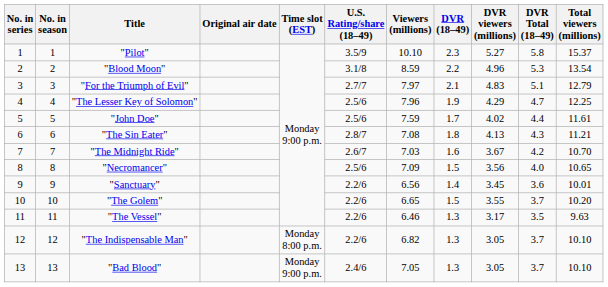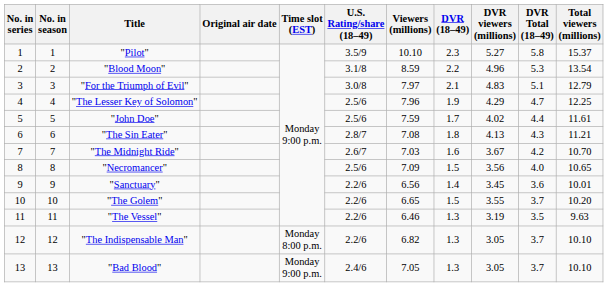(356, 85) 2.7/7 -> (356, 85) 3.0/8
(495, 217) 3.17 -> (495, 217) 3.19
